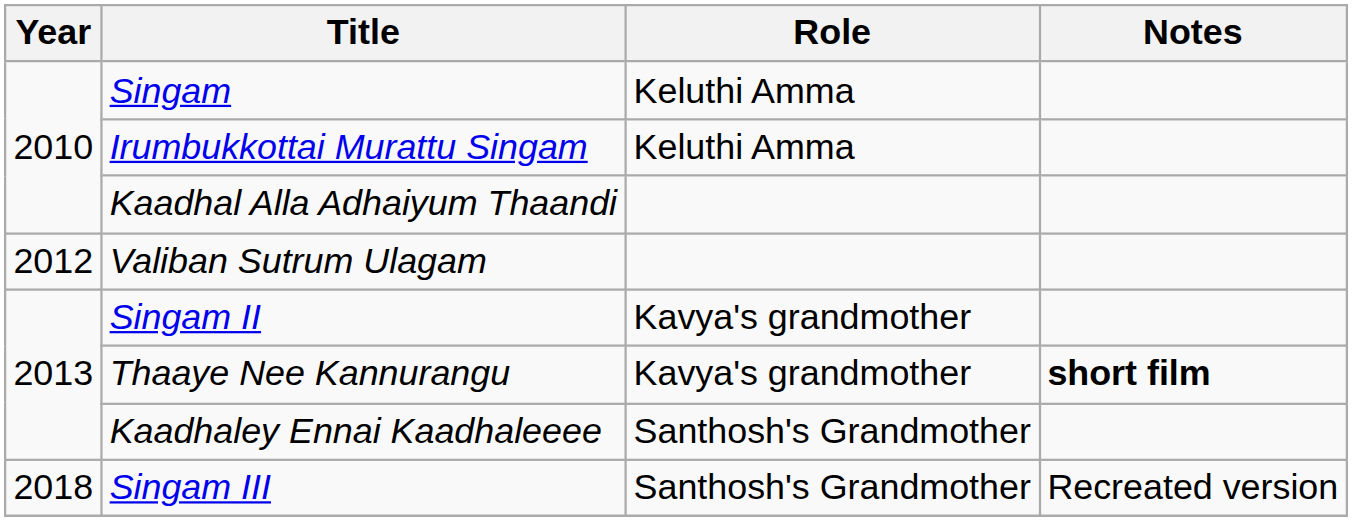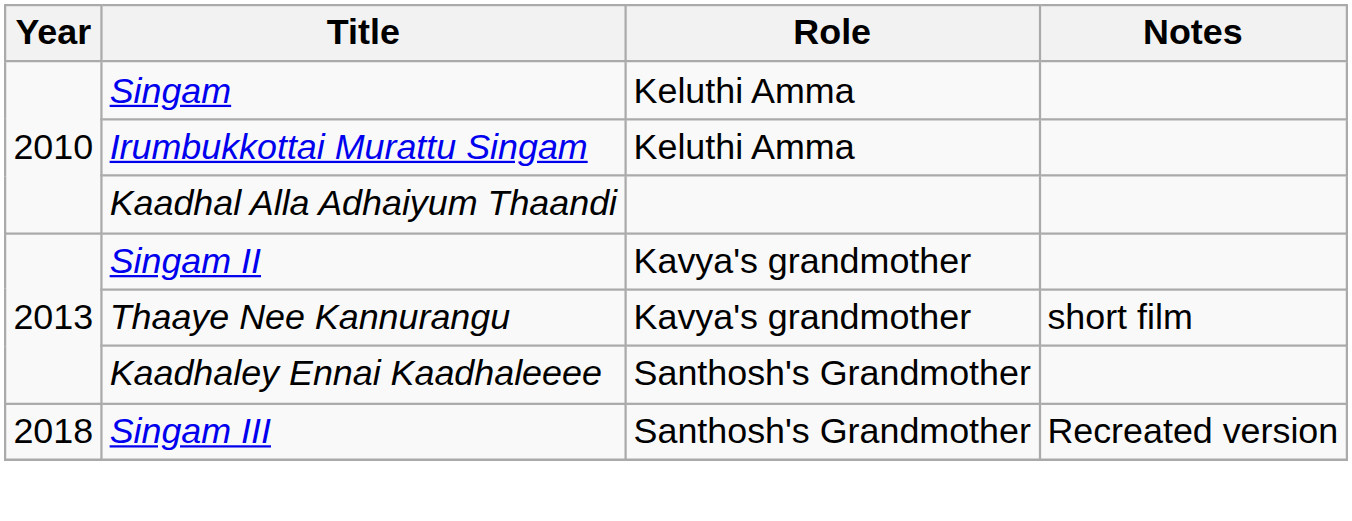- row: (298, 260)
(1129, 373) bold -> (1120, 317) normal
